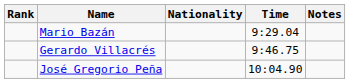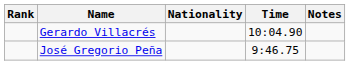- row: (77, 32)
(275, 51) 9:46.75 -> (275, 32) 10:04.90
(275, 69) 10:04.90 -> (275, 51) 9:46.75
